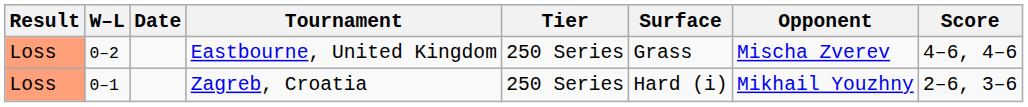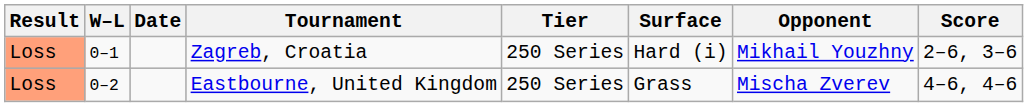rows swapped: (279, 85) <-> (344, 53)
